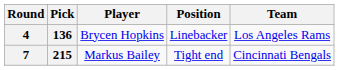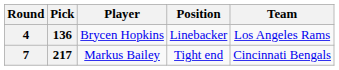(62, 55) 215 -> (62, 55) 217
